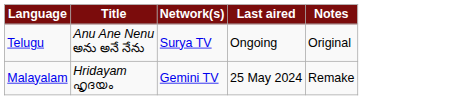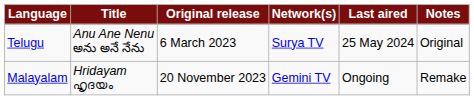+ column: (213, 14)
(254, 42) Ongoing -> (378, 42) 25 May 2024
(266, 78) 25 May 2024 -> (366, 78) Ongoing
